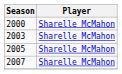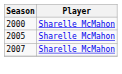- row: (16, 37)
